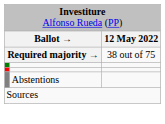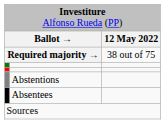+ row: (7, 95)
